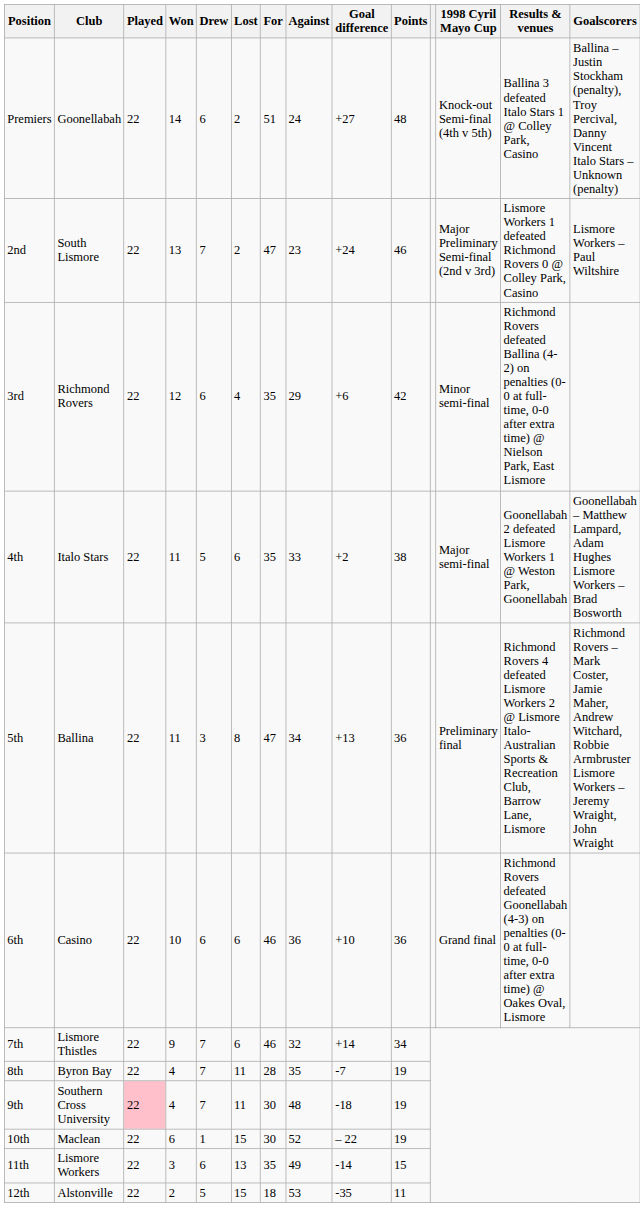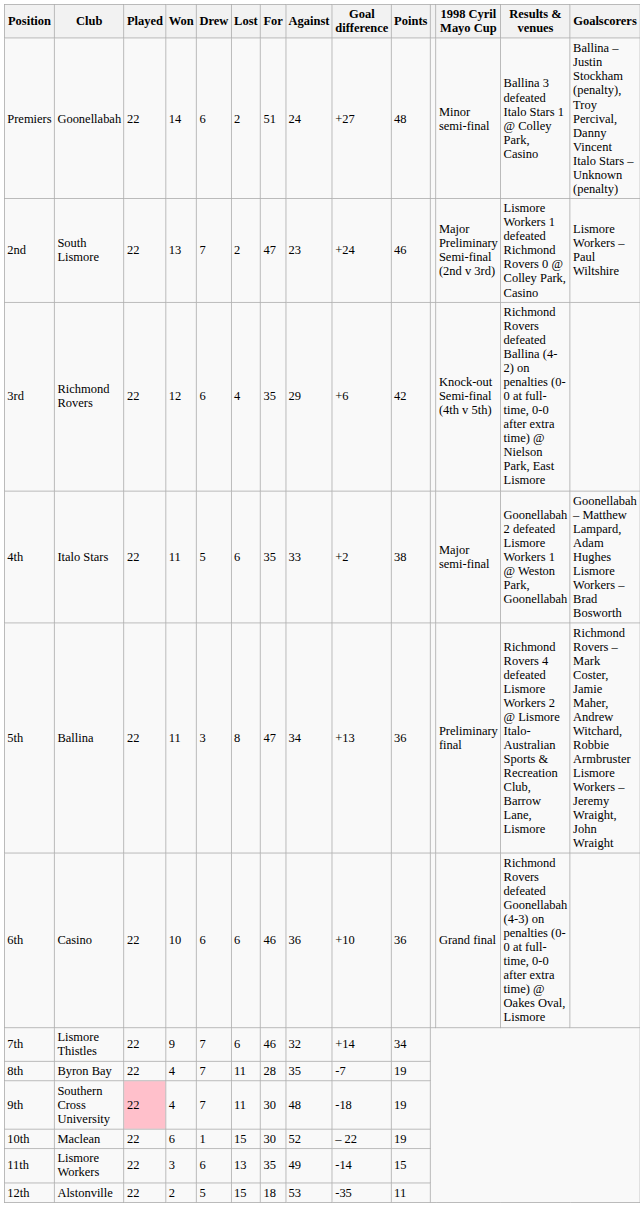(466, 118) Knock-out Semi-final (4th v 5th) -> (464, 118) Minor semi-final
(464, 396) Minor semi-final -> (466, 396) Knock-out Semi-final (4th v 5th)
